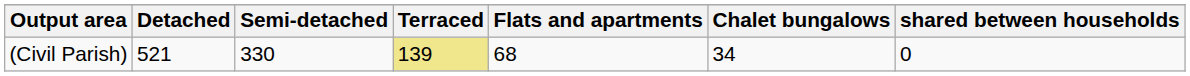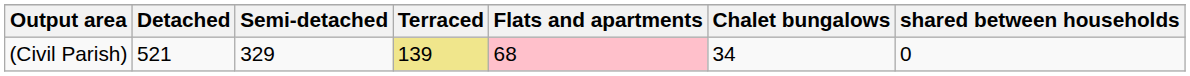(257, 53) 330 -> (257, 53) 329
(505, 53) no background -> (505, 53) pink background
